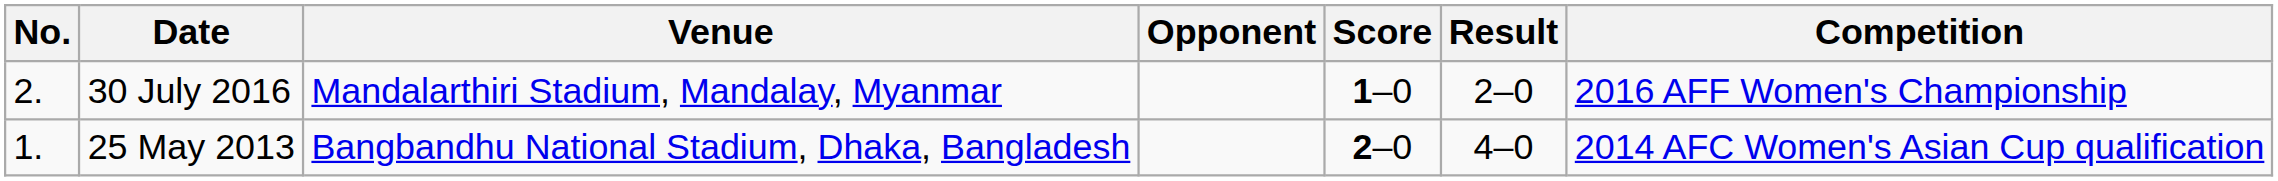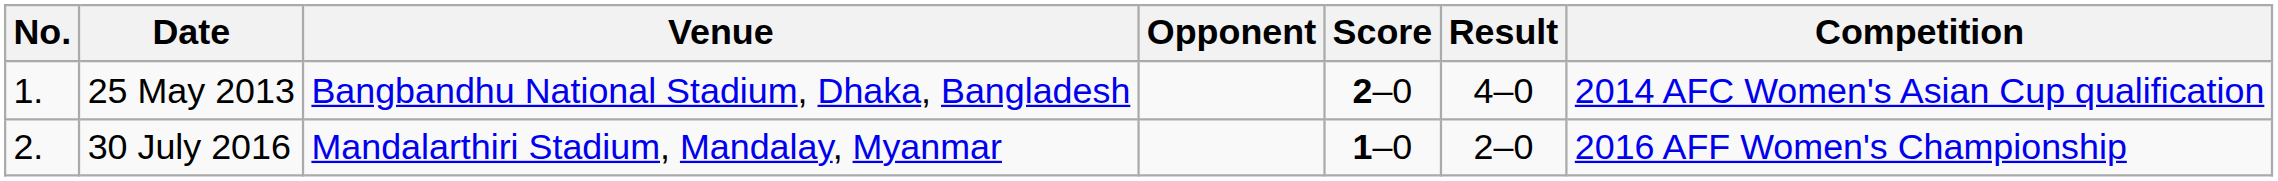rows swapped: (191, 146) <-> (189, 89)
